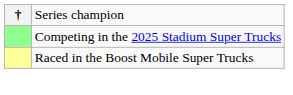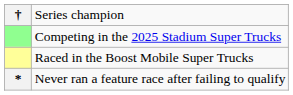+ row: (160, 79)
